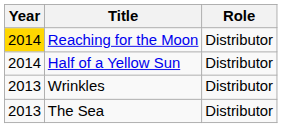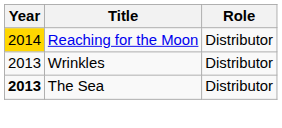- row: (114, 63)
(24, 110) normal -> (24, 87) bold
